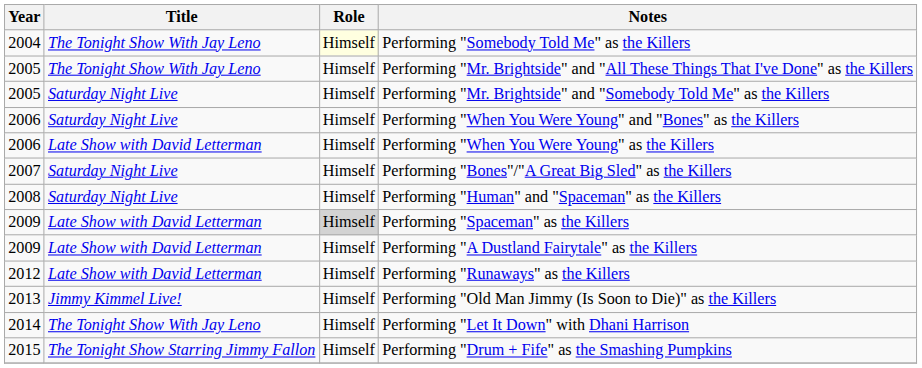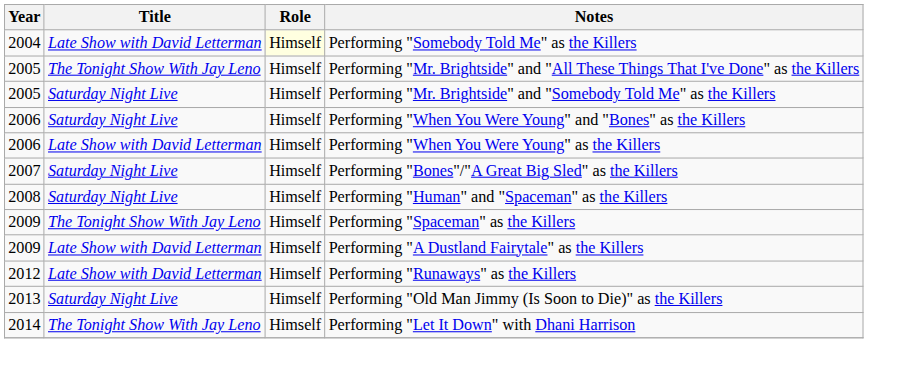(154, 42) The Tonight Show With Jay Leno -> (155, 42) Late Show with David Letterman
(155, 222) Late Show with David Letterman -> (154, 222) The Tonight Show With Jay Leno
(349, 222) lightgrey background -> (295, 222) no background
(115, 299) Jimmy Kimmel Live! -> (113, 299) Saturday Night Live
- row: (557, 350)
